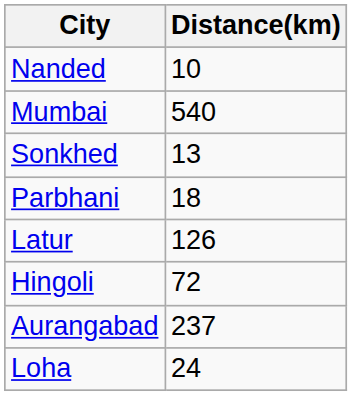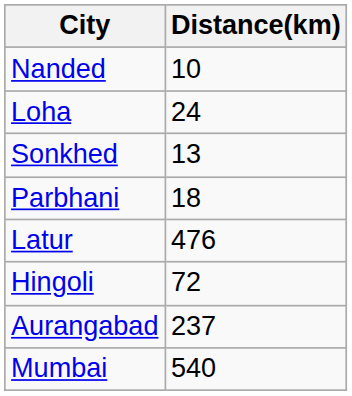rows swapped: (41, 369) <-> (59, 111)
(193, 240) 126 -> (193, 240) 476
